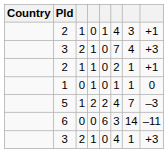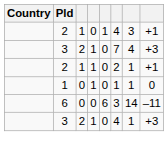- row: (65, 103)
